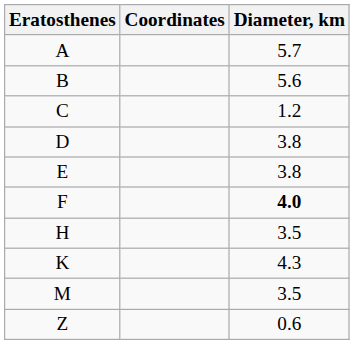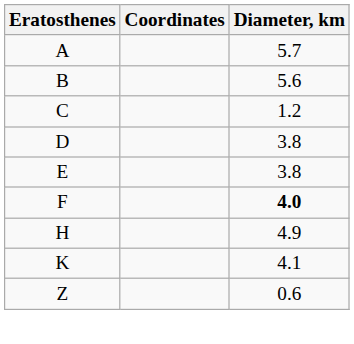(289, 232) 3.5 -> (289, 232) 4.9
(289, 263) 4.3 -> (289, 263) 4.1
- row: (62, 293)
